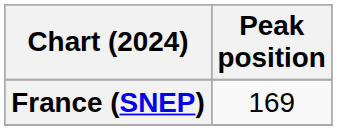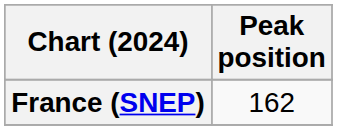(272, 102) 169 -> (272, 102) 162
